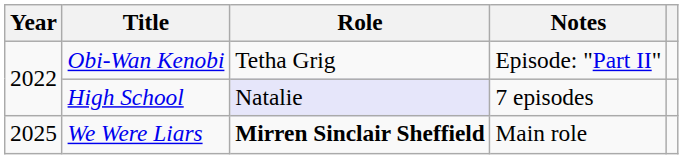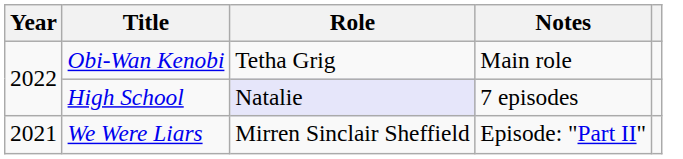(578, 60) Episode: "Part II" -> (526, 60) Main role
(33, 134) 2025 -> (33, 134) 2021
(360, 134) bold -> (352, 134) normal
(541, 134) Main role -> (563, 134) Episode: "Part II"
